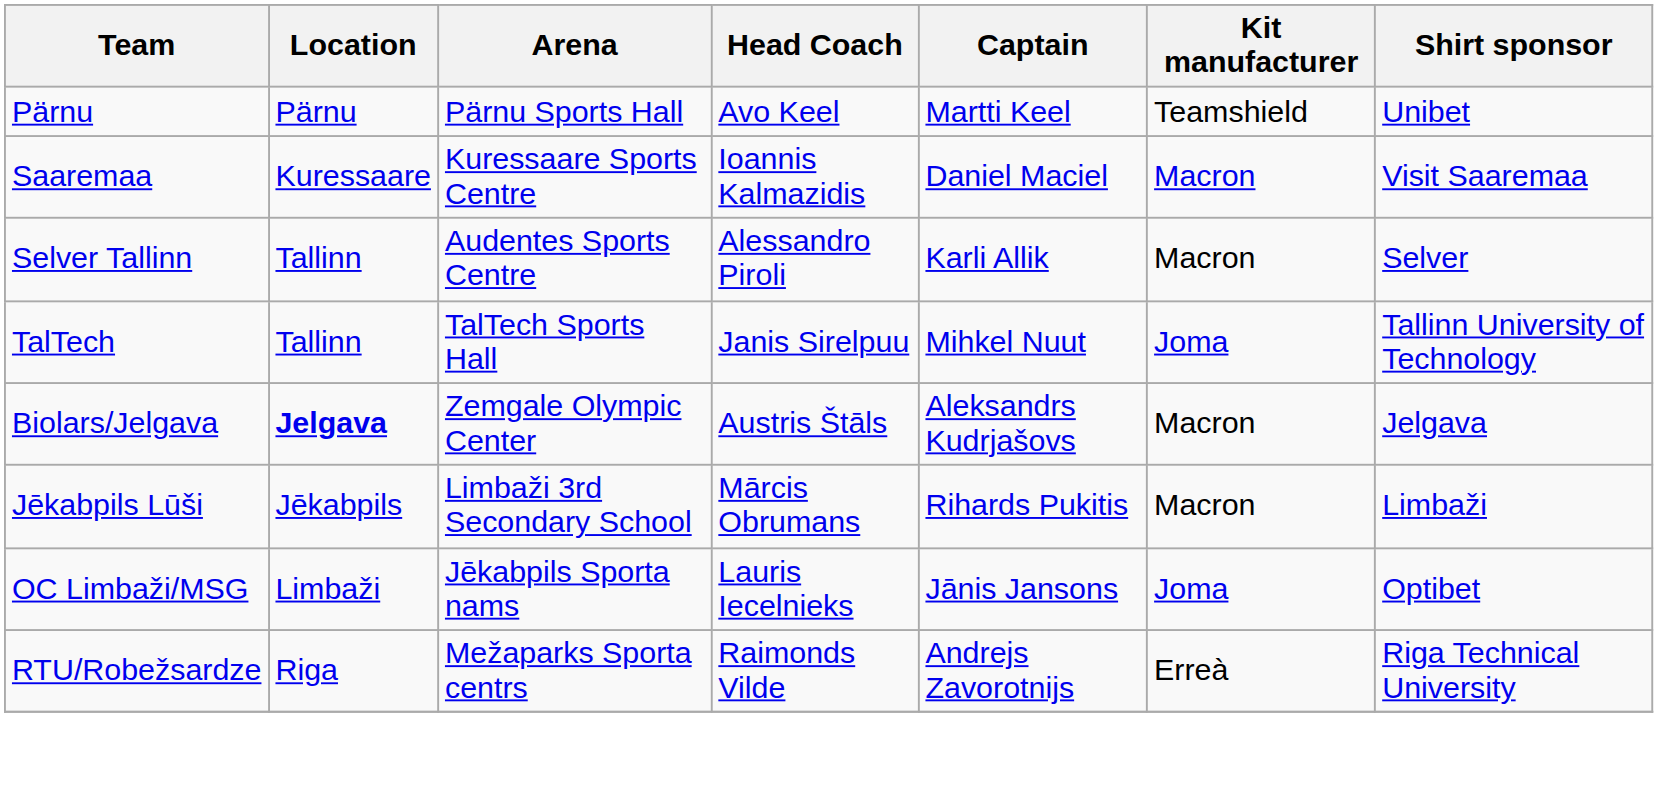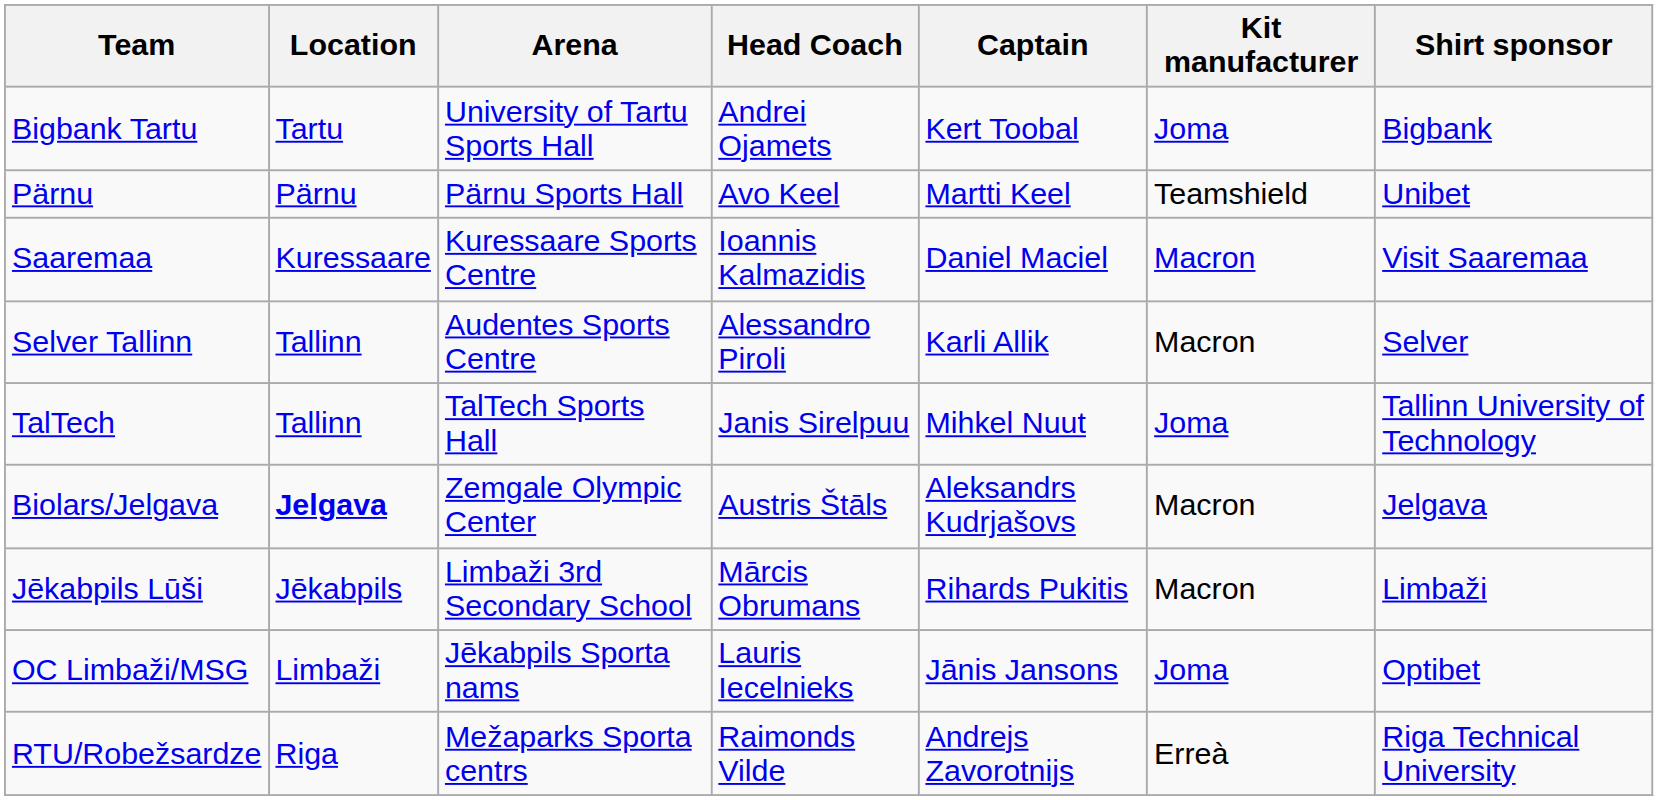+ row: (105, 128)
